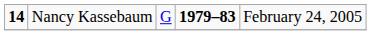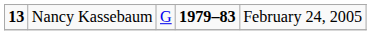(16, 17) 14 -> (16, 17) 13
